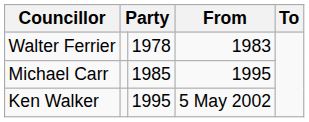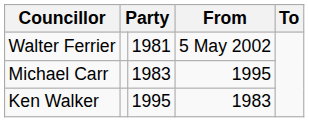(151, 46) 1978 -> (151, 46) 1981
(251, 46) 1983 -> (225, 46) 5 May 2002
(151, 74) 1985 -> (151, 74) 1983
(225, 102) 5 May 2002 -> (251, 102) 1983
